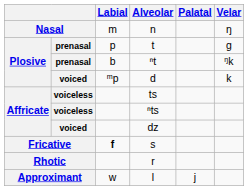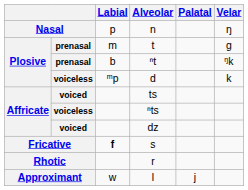(113, 29) m -> (113, 29) p
(113, 45) p -> (113, 45) m
(73, 79) voiced -> (73, 79) voiceless
(73, 95) voiceless -> (73, 95) voiced
